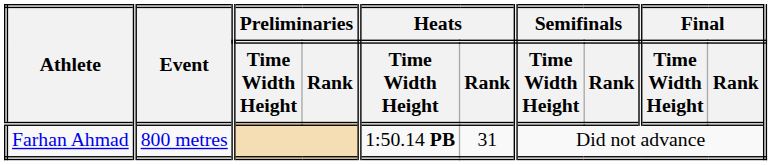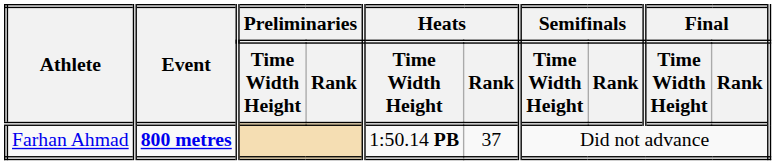(184, 141) normal -> (186, 141) bold
(487, 141) 31 -> (491, 141) 37
